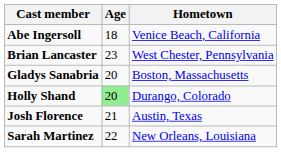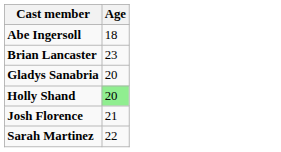- column: (203, 14)
